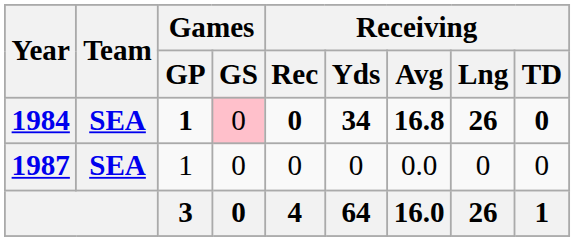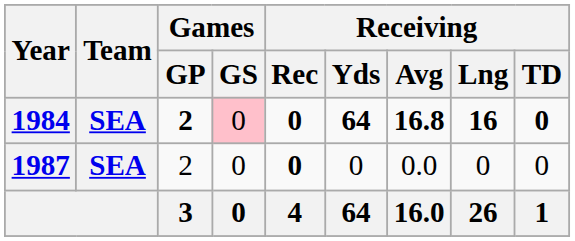(185, 119) 1 -> (185, 119) 2
(356, 119) 34 -> (356, 119) 64
(483, 119) 26 -> (483, 119) 16
(185, 166) 1 -> (185, 166) 2
(295, 166) normal -> (295, 166) bold
